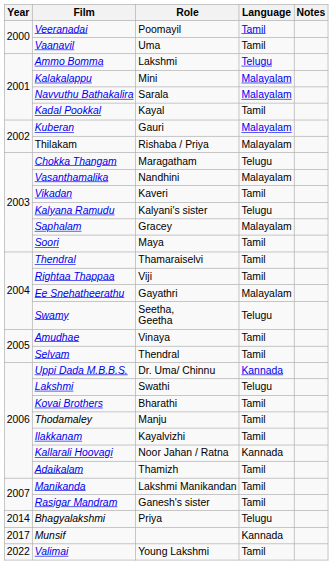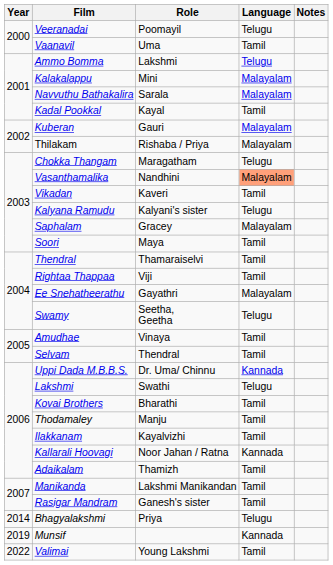(254, 29) Tamil -> (257, 29) Telugu
(267, 177) no background -> (267, 177) lightsalmon background
(18, 535) 2017 -> (18, 535) 2019
